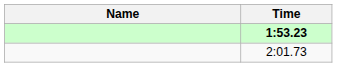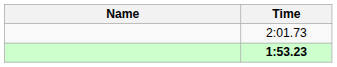rows swapped: (286, 33) <-> (286, 52)
